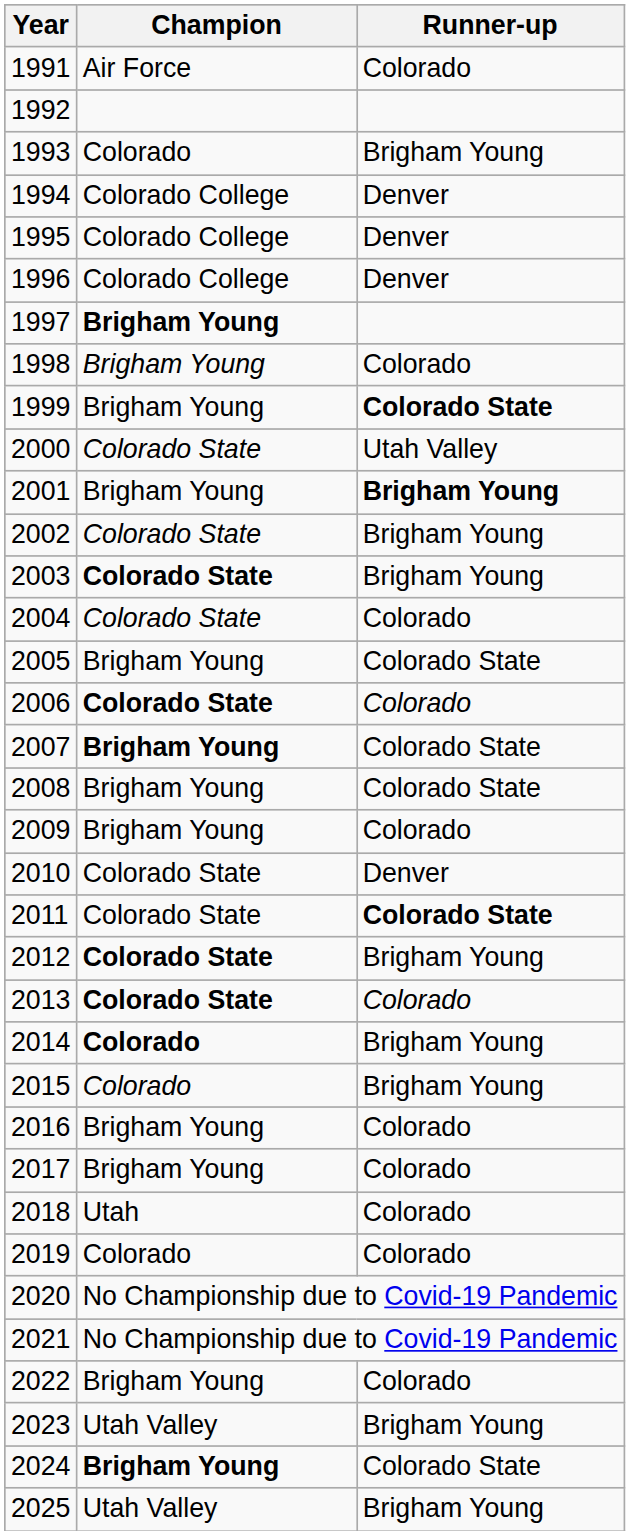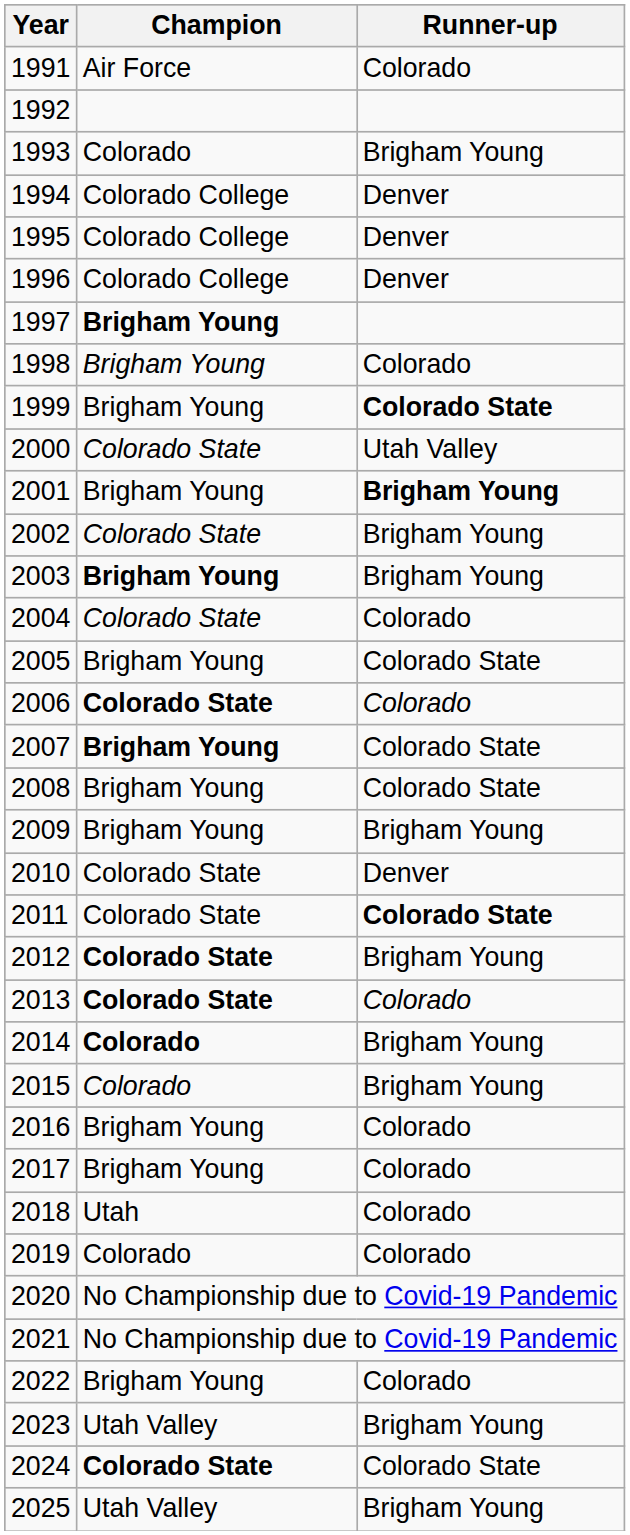(178, 576) Colorado State -> (181, 576) Brigham Young
(417, 830) Colorado -> (453, 830) Brigham Young
(181, 1466) Brigham Young -> (178, 1466) Colorado State
